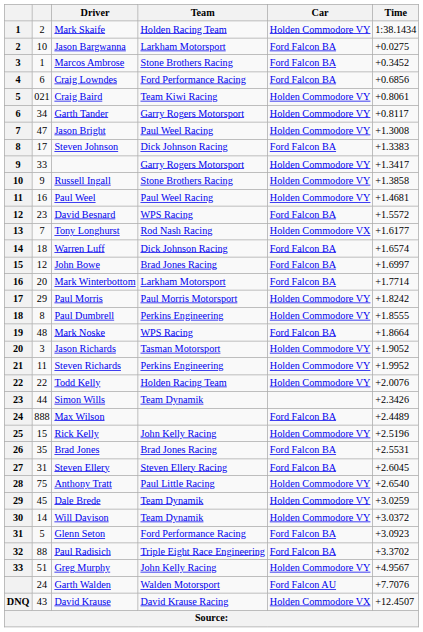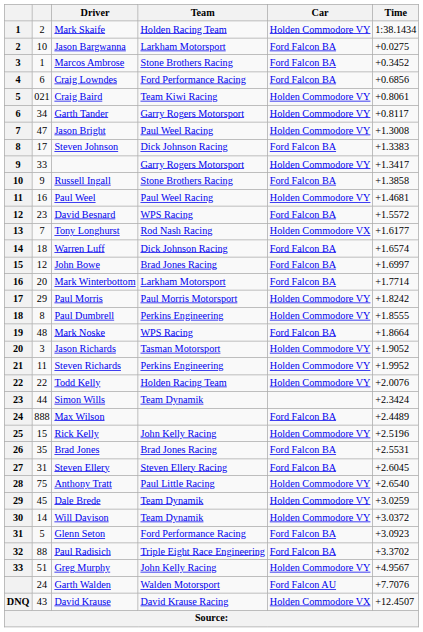(320, 180) Holden Commodore VY -> (303, 180) Ford Falcon BA
(392, 399) +2.3426 -> (392, 399) +2.3424
